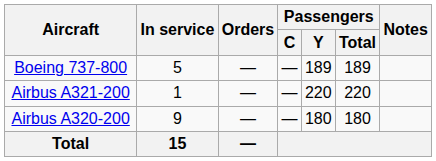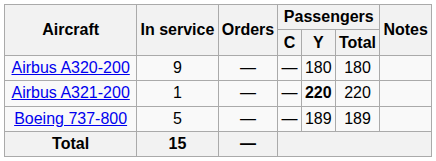rows swapped: (71, 118) <-> (71, 67)
(318, 93) normal -> (318, 93) bold
